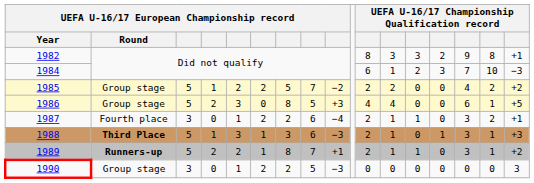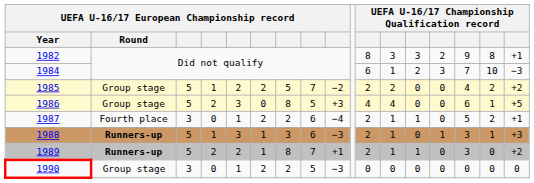(467, 119) 3 -> (467, 119) 5
(134, 135) Third Place -> (134, 135) Runners-up
(492, 151) 1 -> (492, 151) 0
(517, 168) 3 -> (517, 168) 0
